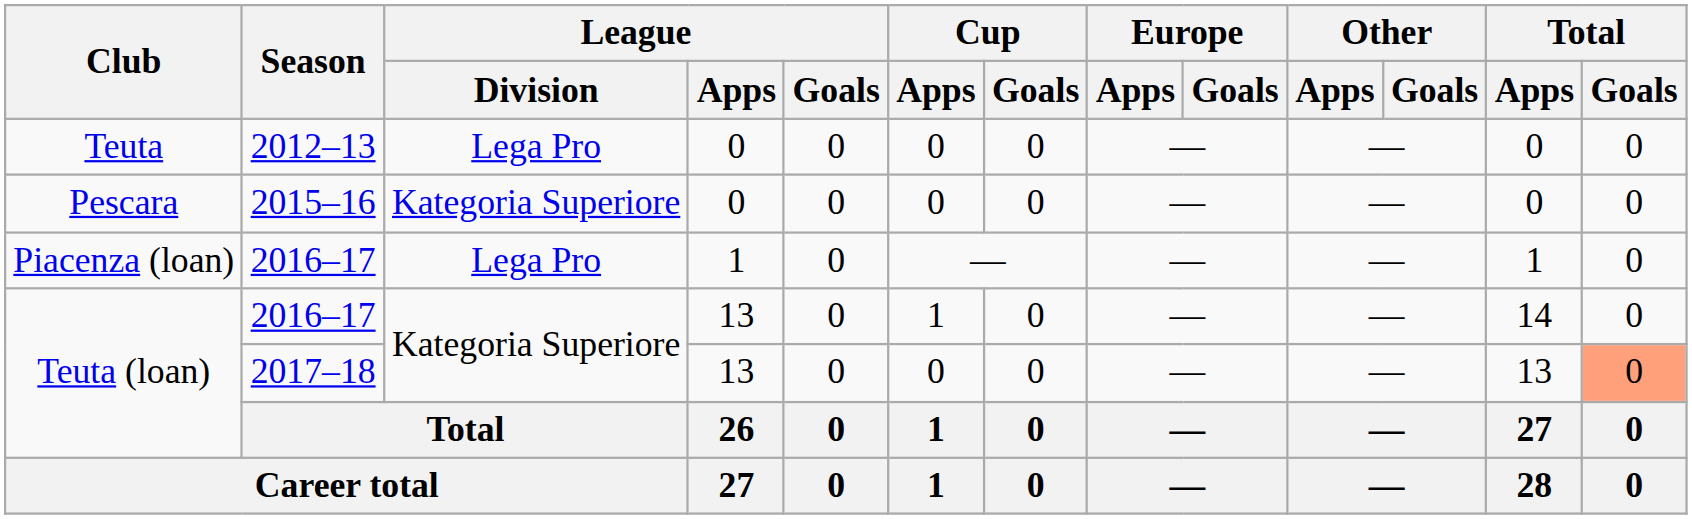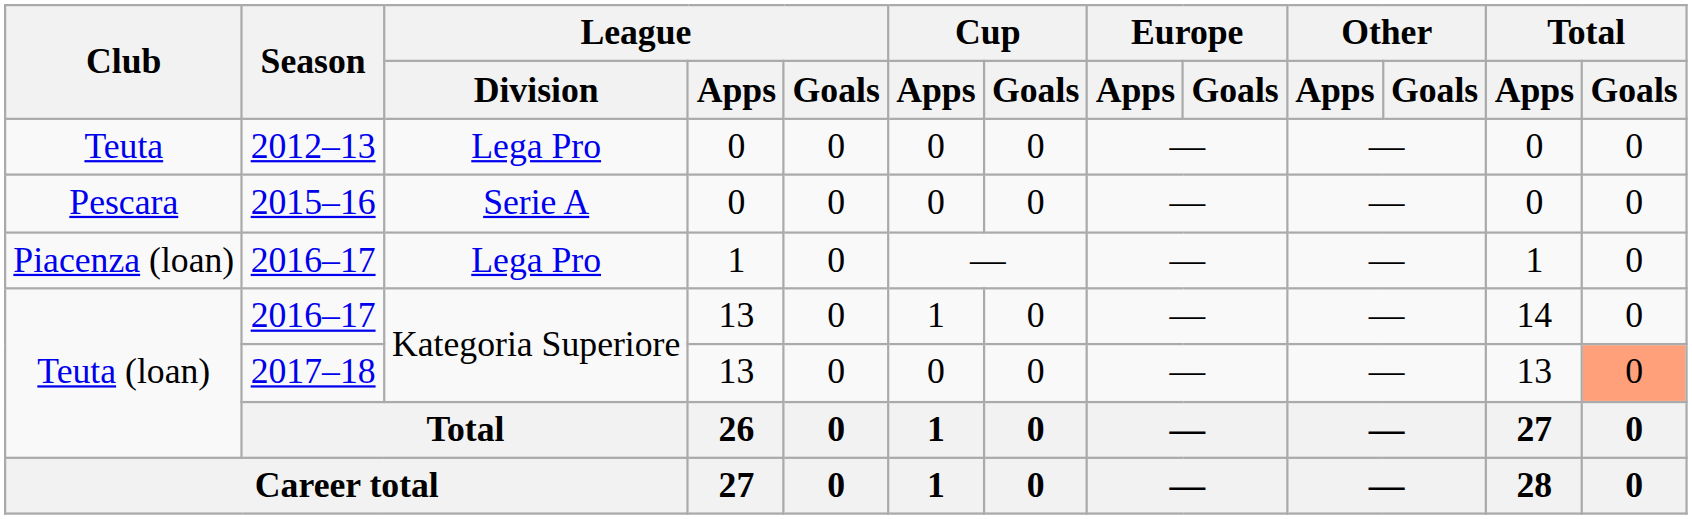(536, 202) Kategoria Superiore -> (536, 202) Serie A
